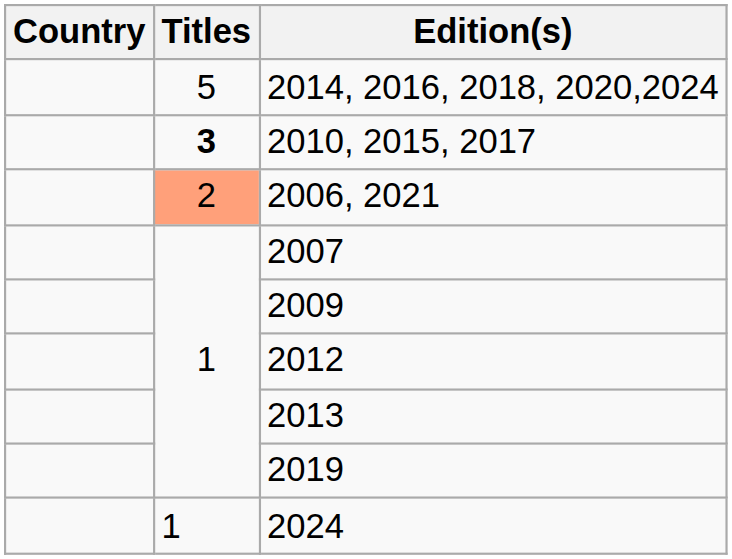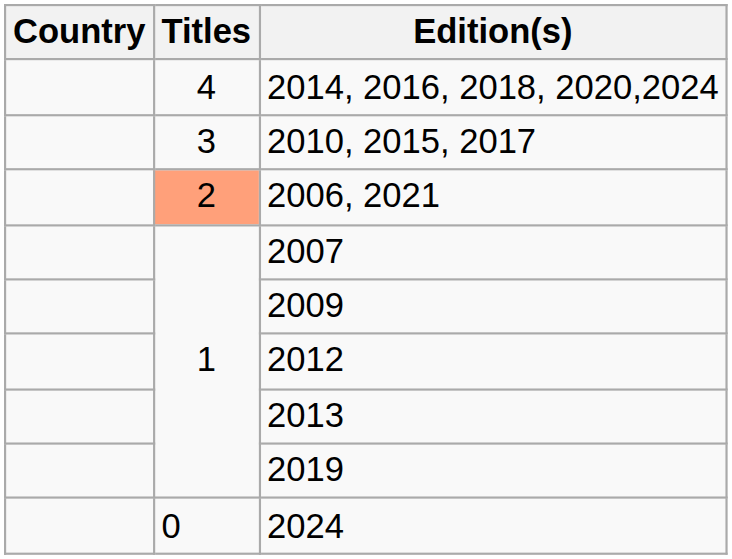(206, 86) 5 -> (206, 86) 4
(206, 141) bold -> (206, 141) normal
(171, 525) 1 -> (171, 525) 0
